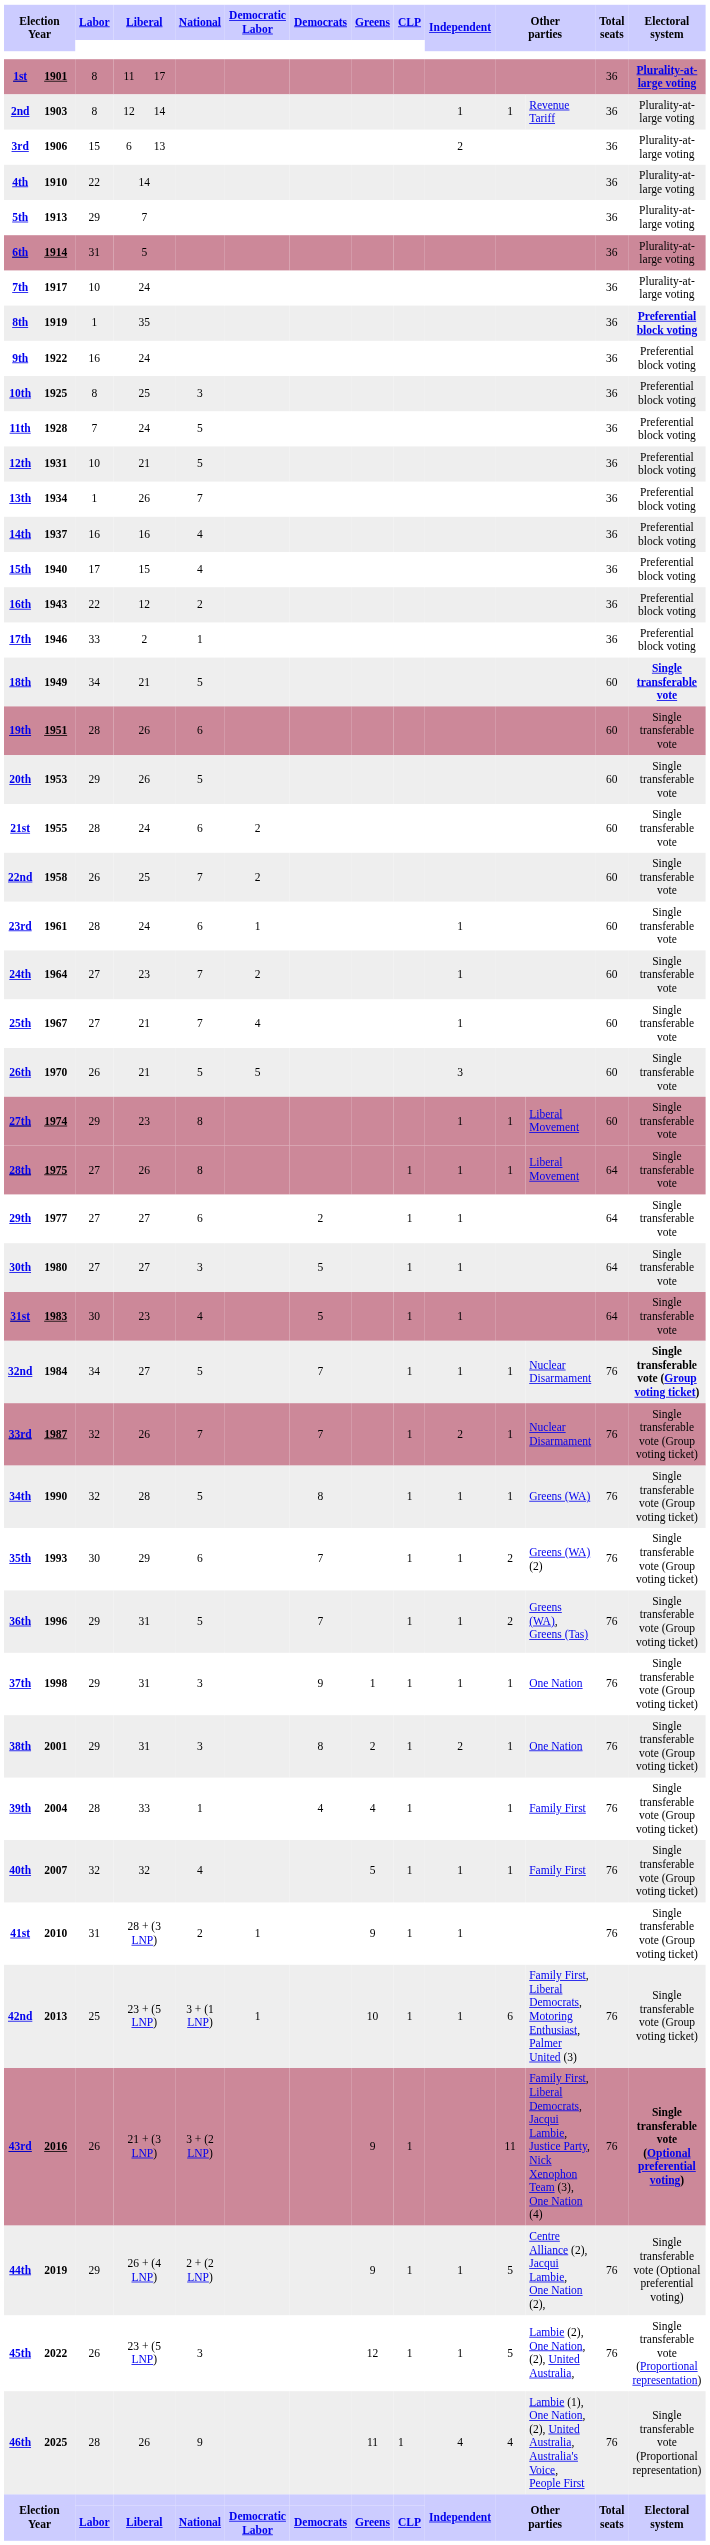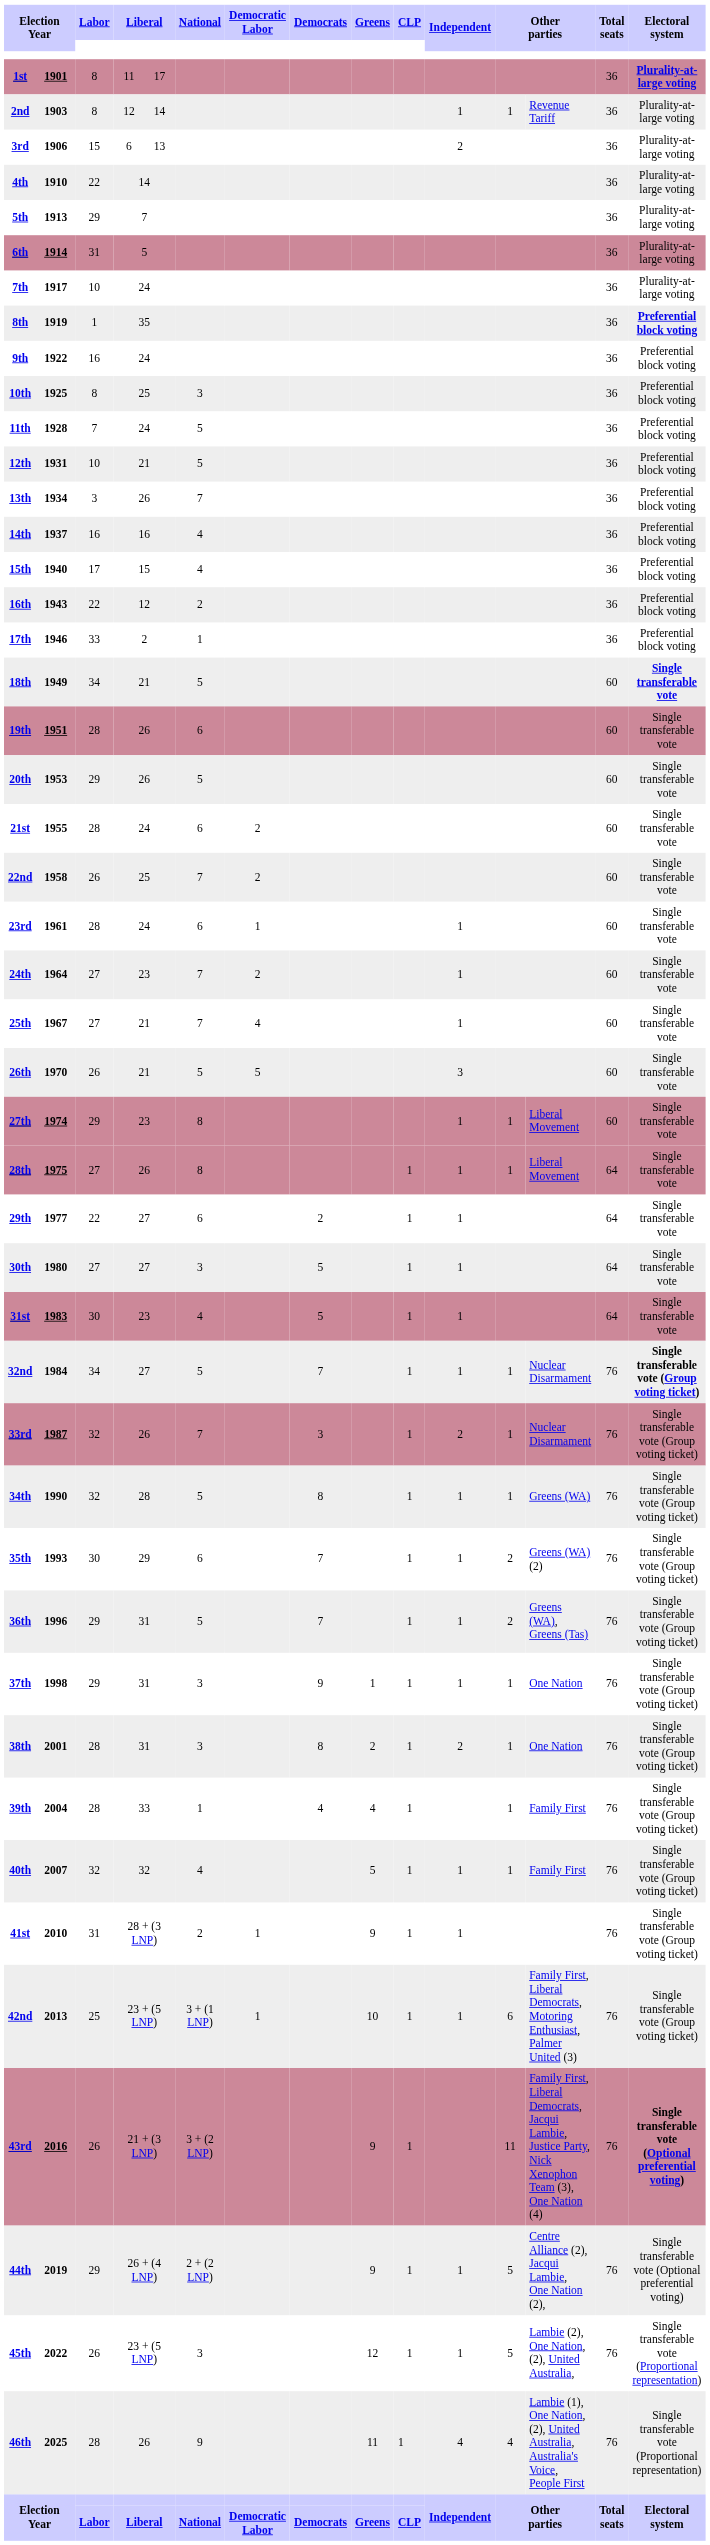(94, 499) 1 -> (94, 499) 3
(94, 1218) 27 -> (94, 1218) 22
(320, 1434) 7 -> (320, 1434) 3
(94, 1746) 29 -> (94, 1746) 28
